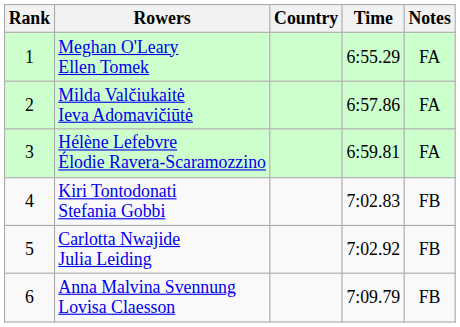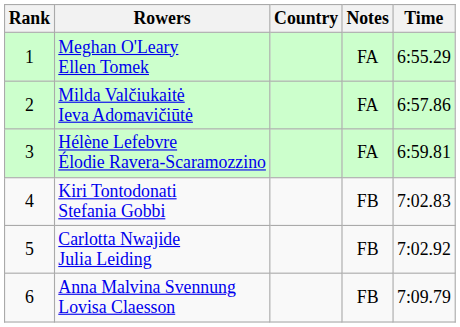columns swapped: (373, 18) <-> (430, 18)
